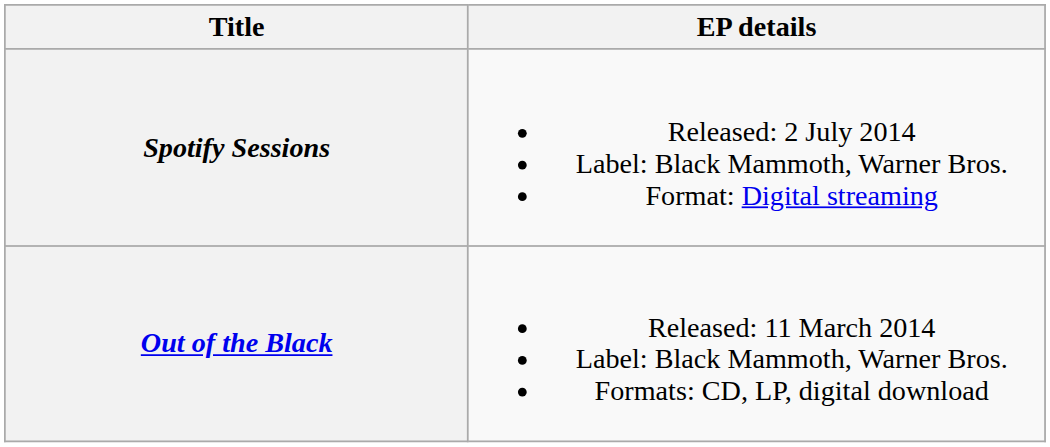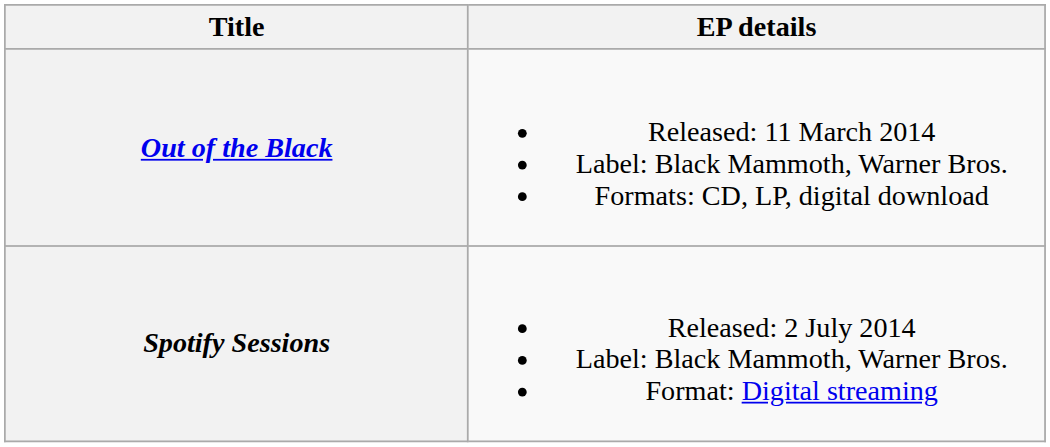rows swapped: (237, 343) <-> (237, 147)
